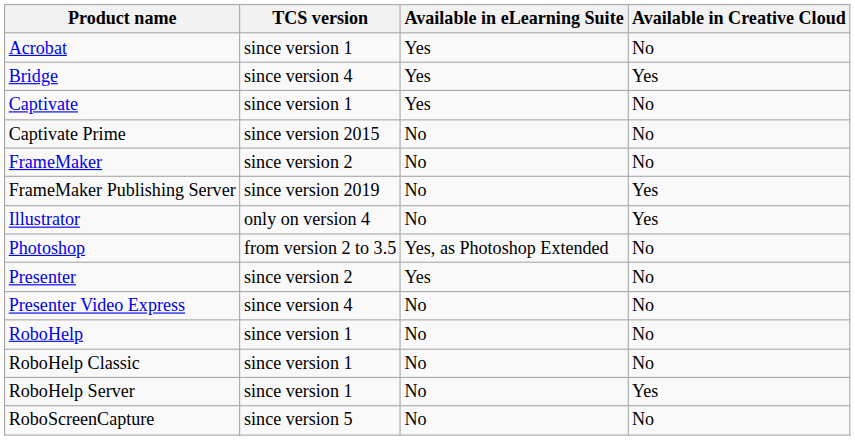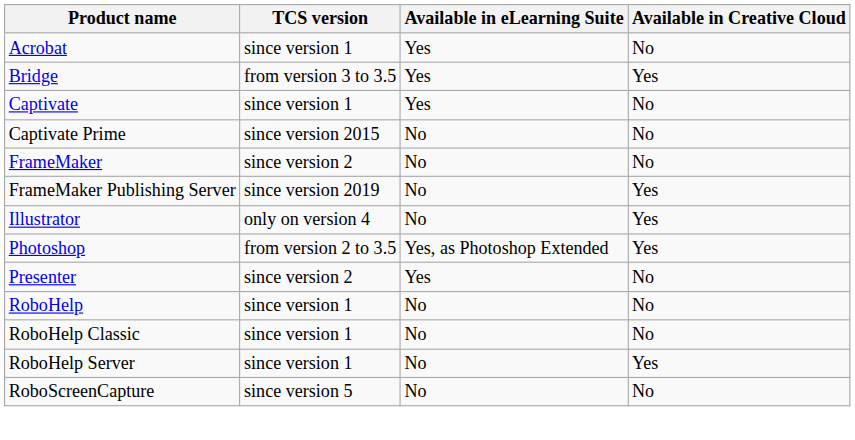(298, 76) since version 4 -> (320, 76) from version 3 to 3.5
(643, 248) No -> (645, 248) Yes
- row: (97, 305)
